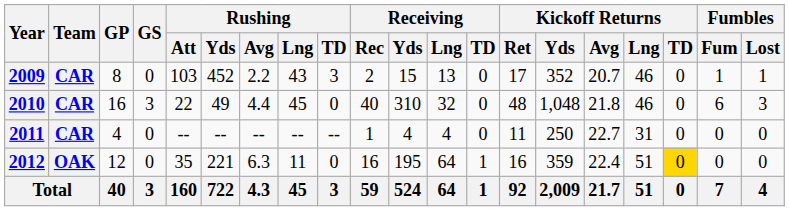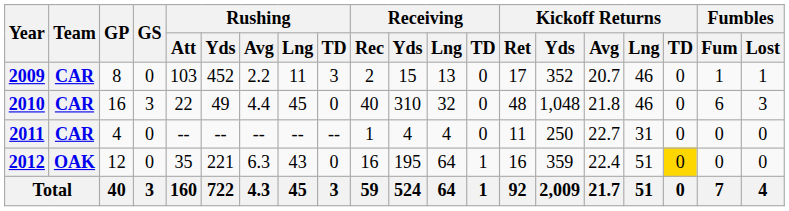(298, 76) 43 -> (298, 76) 11
(298, 162) 11 -> (298, 162) 43
